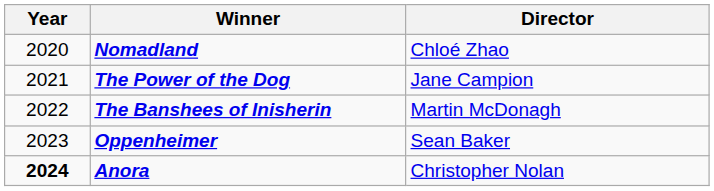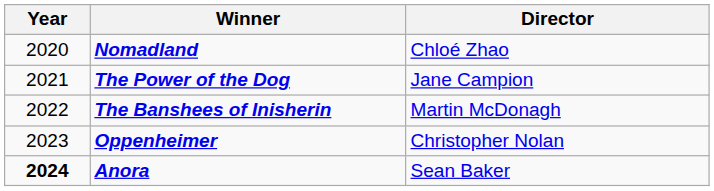(460, 140) Sean Baker -> (487, 140) Christopher Nolan
(487, 170) Christopher Nolan -> (460, 170) Sean Baker
